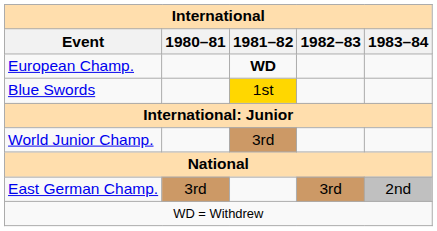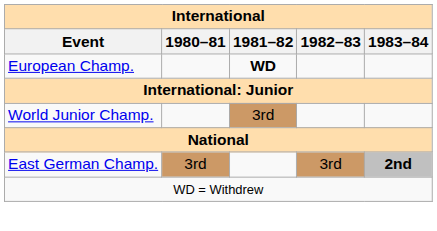- row: (52, 90)
(398, 189) normal -> (398, 164) bold
